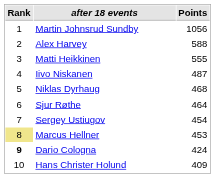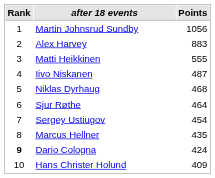(199, 44) 588 -> (199, 44) 883
(19, 135) khaki background -> (19, 135) no background
(199, 135) 453 -> (199, 135) 435
